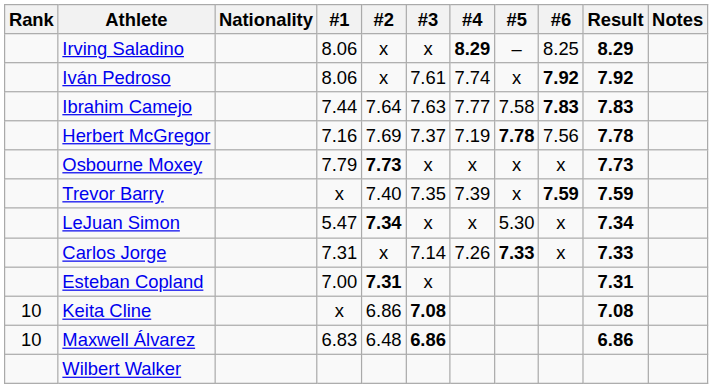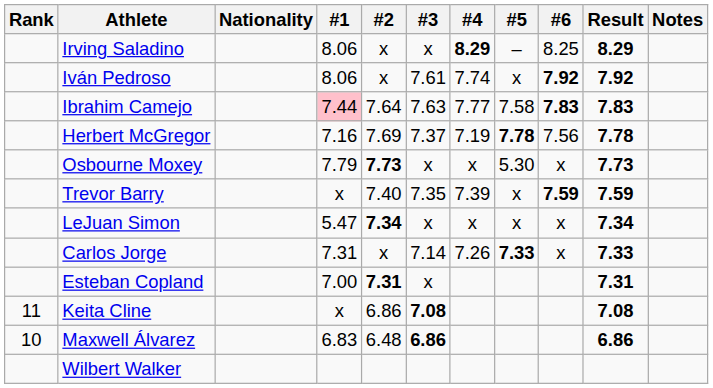(339, 107) no background -> (339, 107) pink background
(517, 165) x -> (517, 165) 5.30
(517, 223) 5.30 -> (517, 223) x
(31, 311) 10 -> (31, 311) 11
